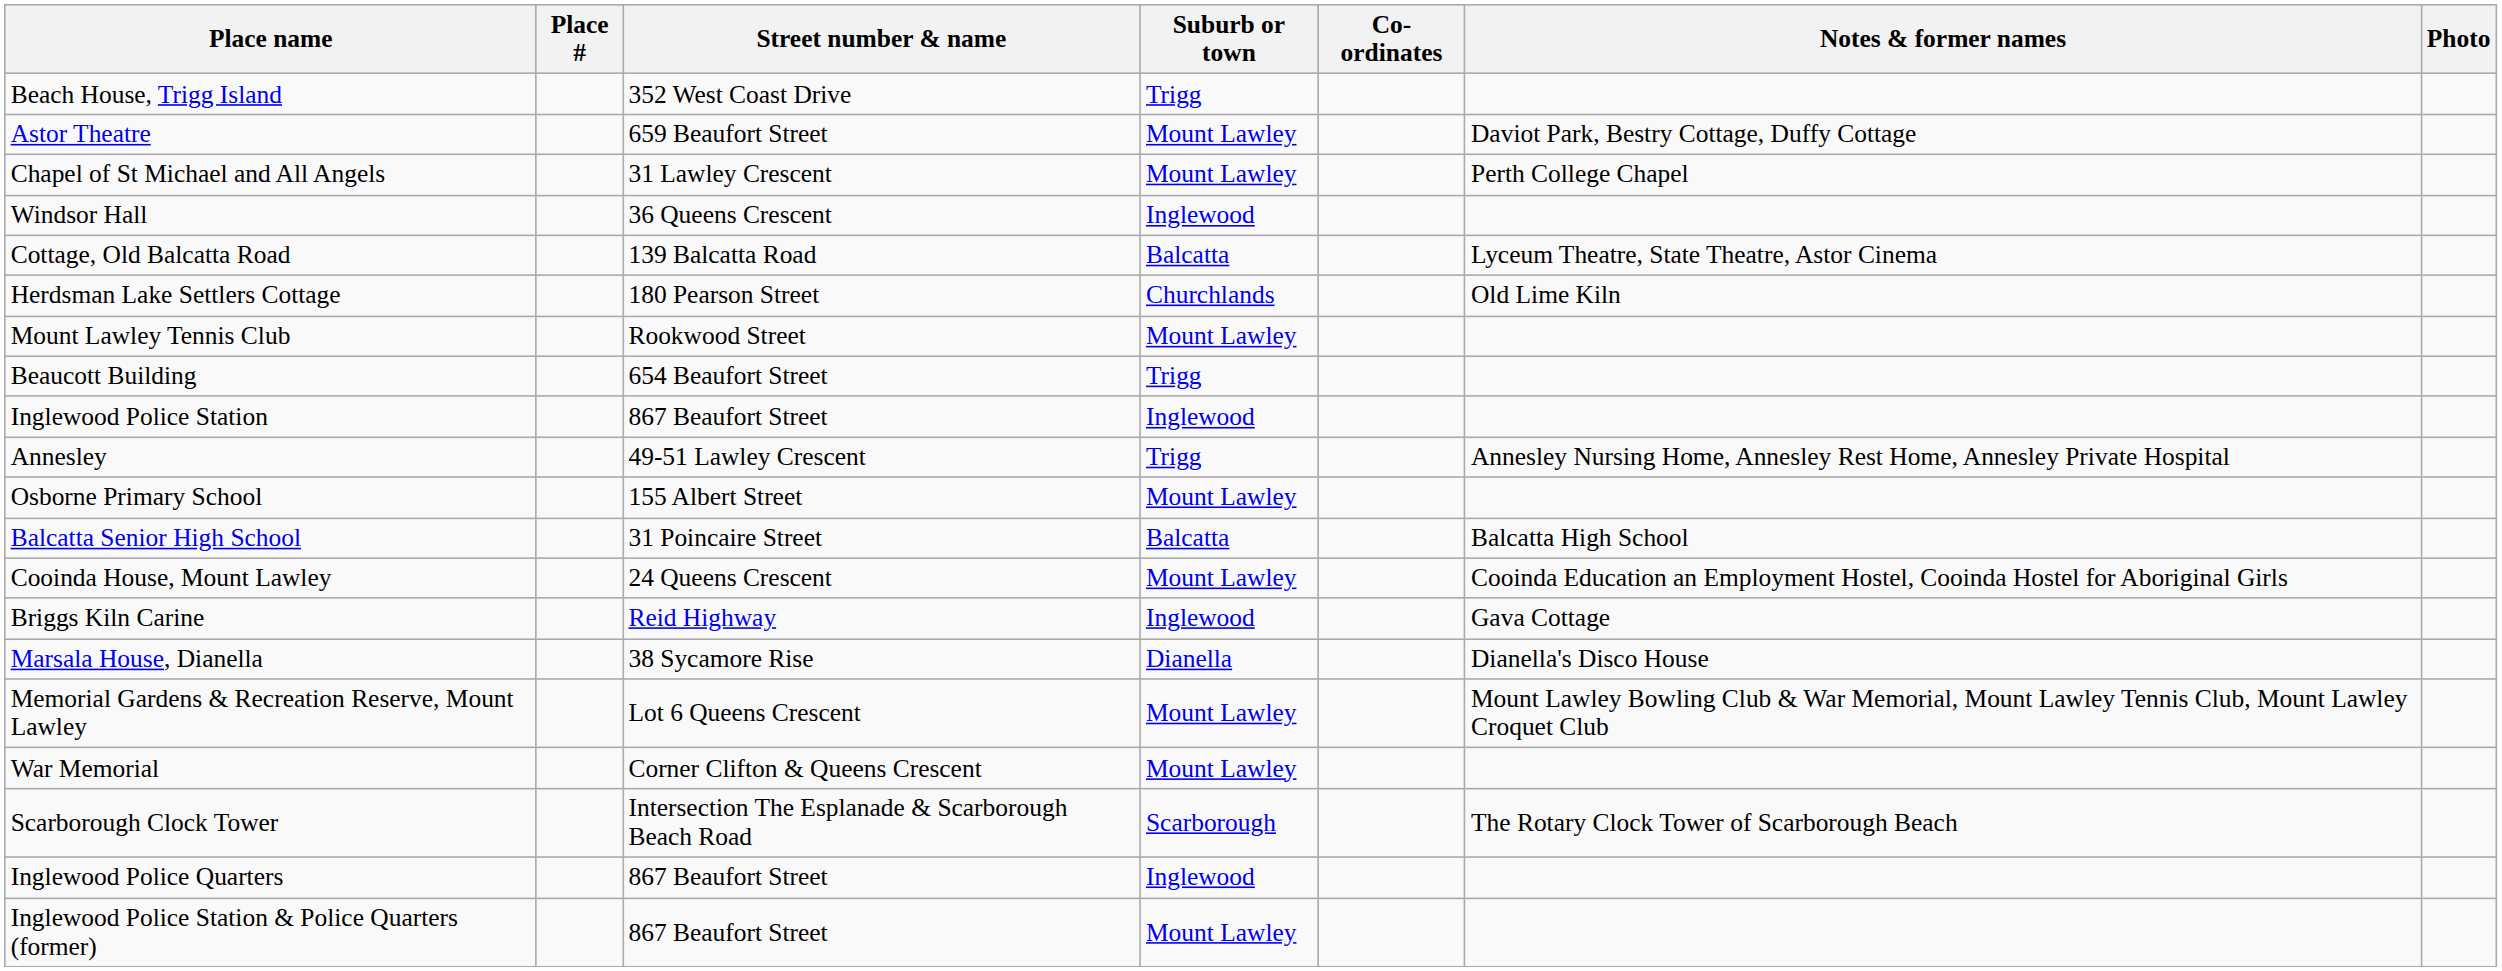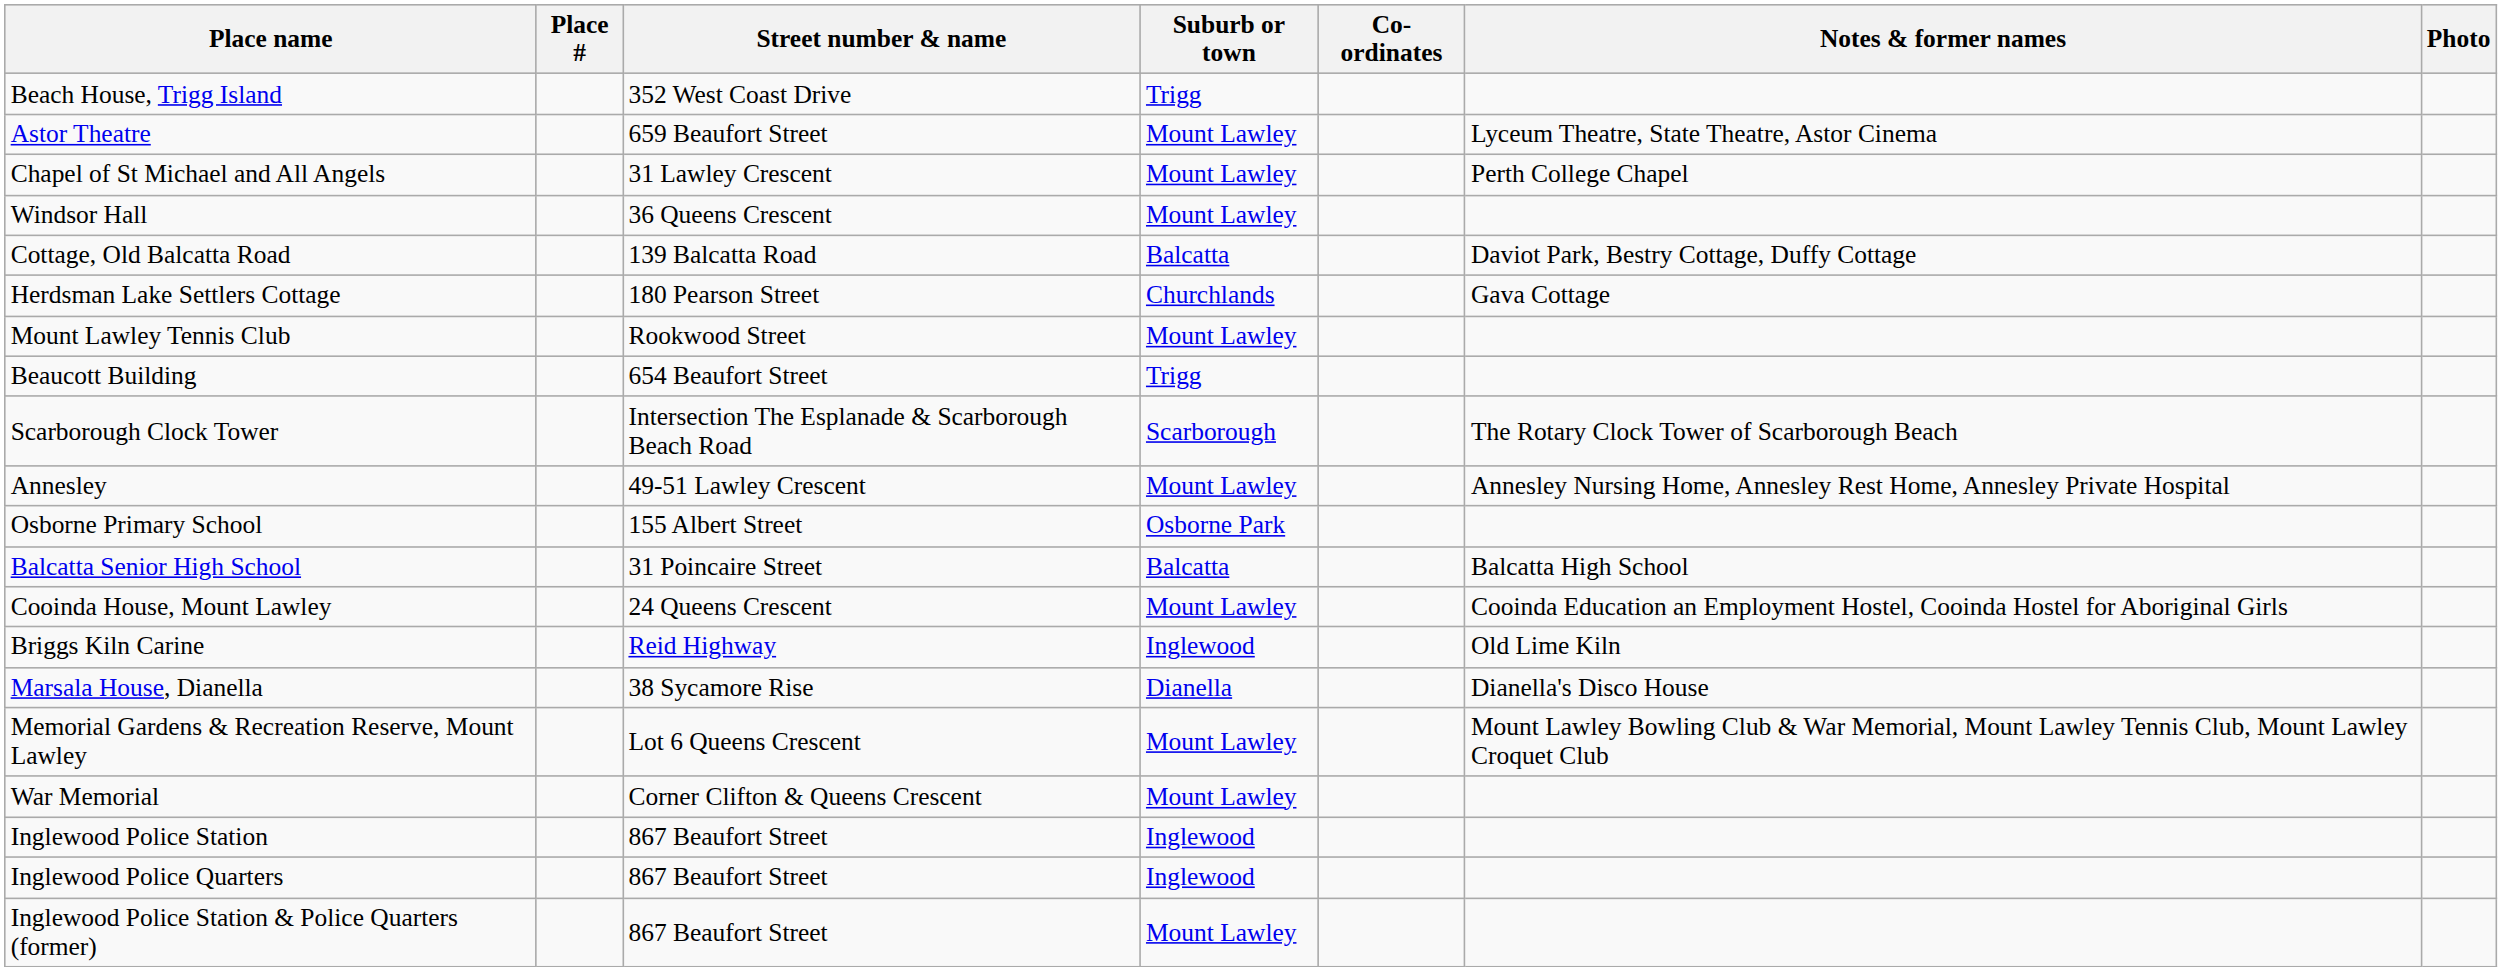(1694, 133) Daviot Park, Bestry Cottage, Duffy Cottage -> (1704, 133) Lyceum Theatre, State Theatre, Astor Cinema
(1200, 214) Inglewood -> (1221, 214) Mount Lawley
(1704, 255) Lyceum Theatre, State Theatre, Astor Cinema -> (1694, 255) Daviot Park, Bestry Cottage, Duffy Cottage
(1546, 295) Old Lime Kiln -> (1541, 295) Gava Cottage
rows swapped: (139, 416) <-> (144, 822)
(1174, 456) Trigg -> (1221, 485) Mount Lawley
(1221, 497) Mount Lawley -> (1216, 525) Osborne Park
(1541, 618) Gava Cottage -> (1546, 646) Old Lime Kiln
